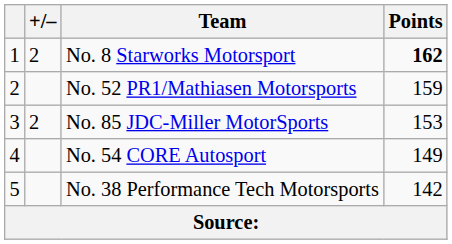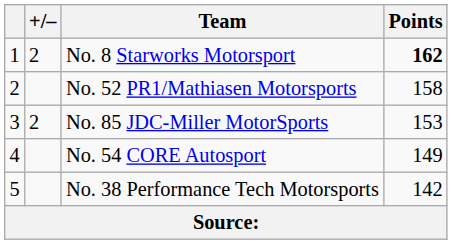(427, 88) 159 -> (427, 88) 158
